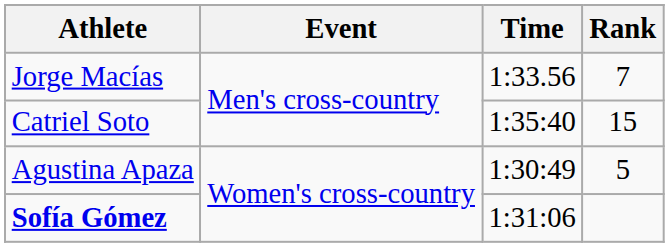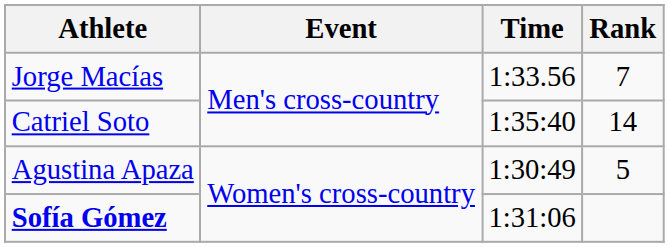(623, 123) 15 -> (623, 123) 14
